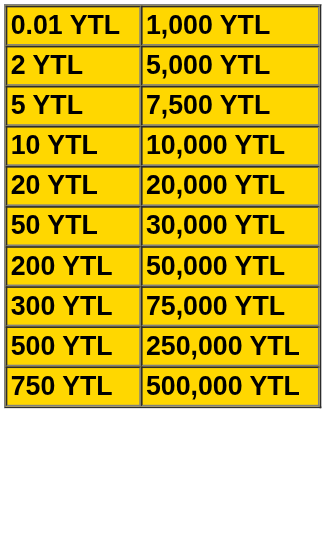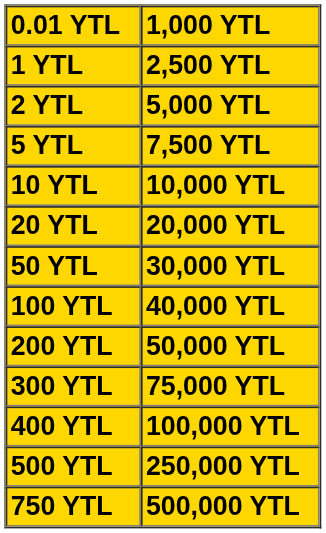+ row: (47, 65)
+ row: (62, 305)
+ row: (62, 426)
